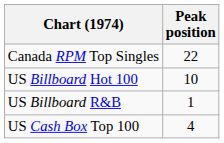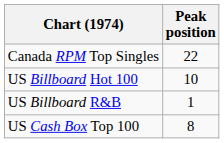(191, 126) 4 -> (191, 126) 8
